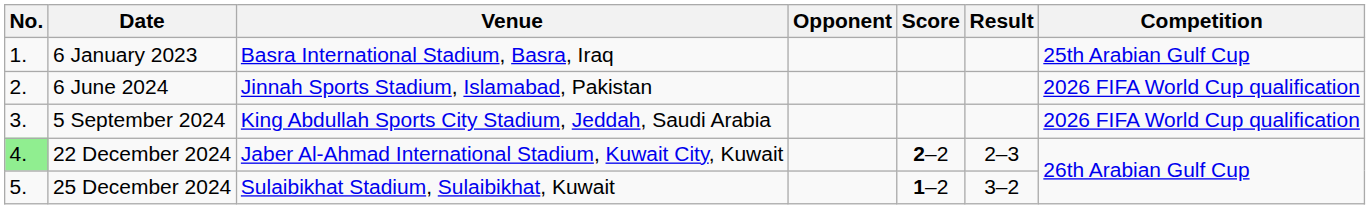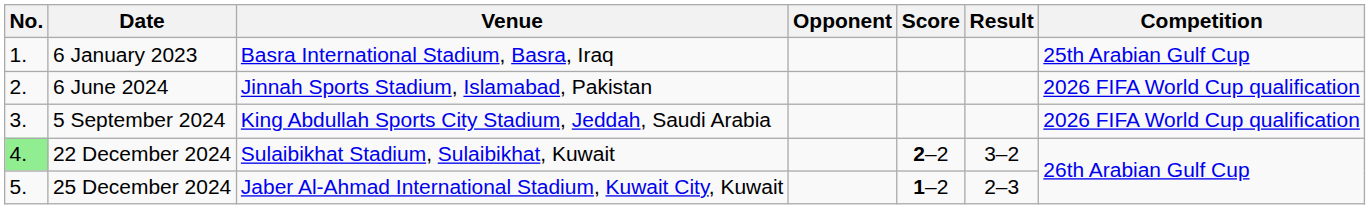(512, 154) Jaber Al-Ahmad International Stadium, Kuwait City, Kuwait -> (428, 154) Sulaibikhat Stadium, Sulaibikhat, Kuwait
(1002, 154) 2–3 -> (1002, 154) 3–2
(428, 187) Sulaibikhat Stadium, Sulaibikhat, Kuwait -> (512, 187) Jaber Al-Ahmad International Stadium, Kuwait City, Kuwait
(1002, 187) 3–2 -> (1002, 187) 2–3
